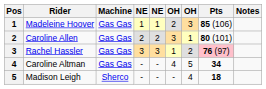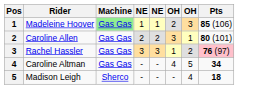- column: (248, 11)
(115, 24) no background -> (115, 24) lightgreen background
